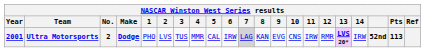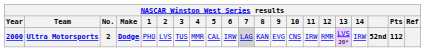(15, 37) 2001 -> (15, 37) 2000
(343, 37) bold -> (343, 37) normal
(396, 37) 113 -> (396, 37) 112
